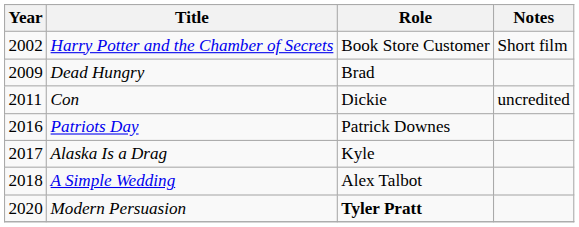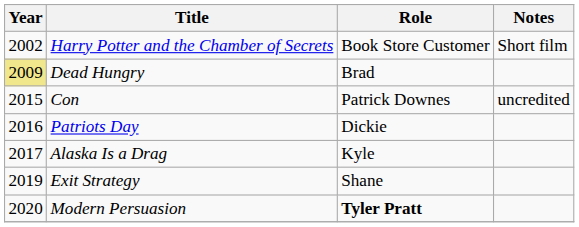(26, 72) no background -> (26, 72) khaki background
(25, 99) 2011 -> (26, 99) 2015
(364, 99) Dickie -> (396, 99) Patrick Downes
(396, 126) Patrick Downes -> (364, 126) Dickie
- row: (113, 180)
+ row: (95, 180)
